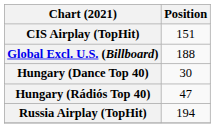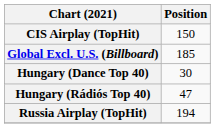(186, 34) 151 -> (186, 34) 150
(186, 53) 188 -> (186, 53) 185
